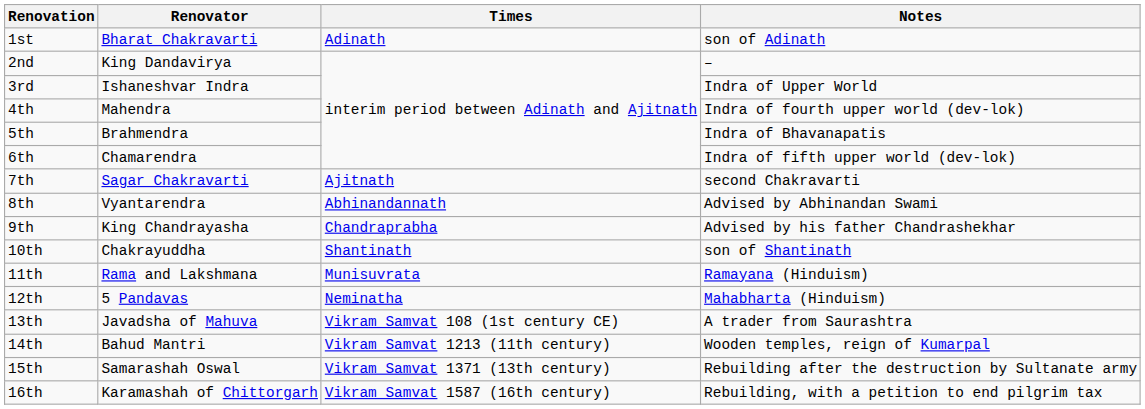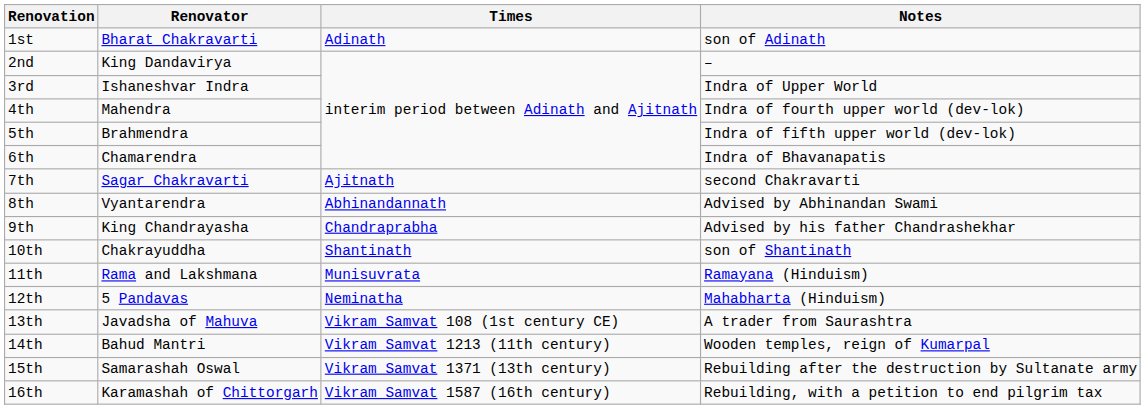(795, 134) Indra of Bhavanapatis -> (860, 134) Indra of fifth upper world (dev-lok)
(860, 157) Indra of fifth upper world (dev-lok) -> (795, 157) Indra of Bhavanapatis
